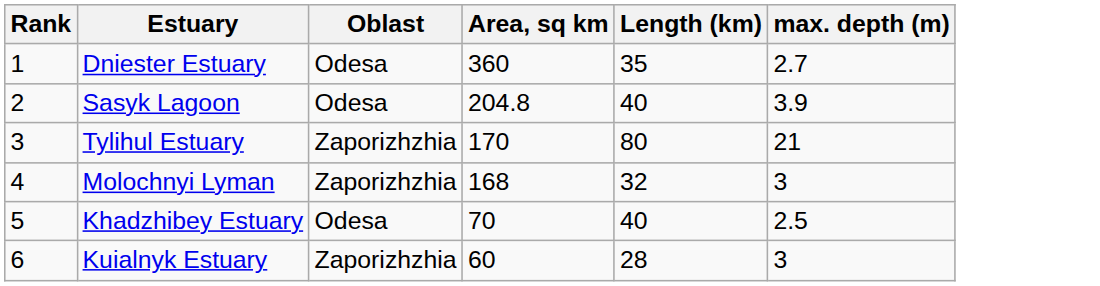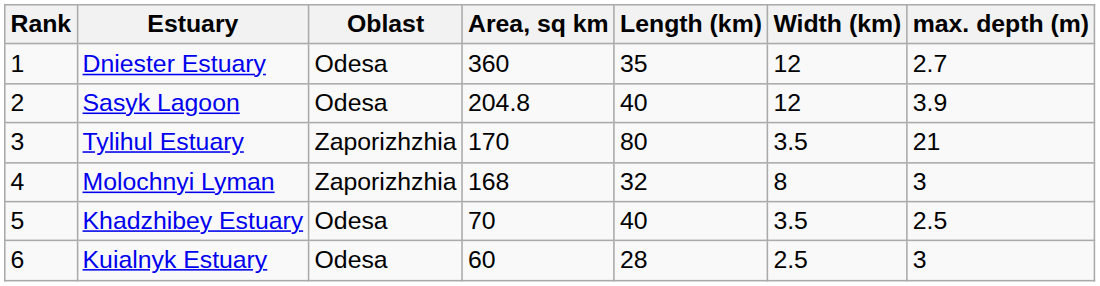+ column: (837, 24)
(386, 260) Zaporizhzhia -> (351, 260) Odesa
